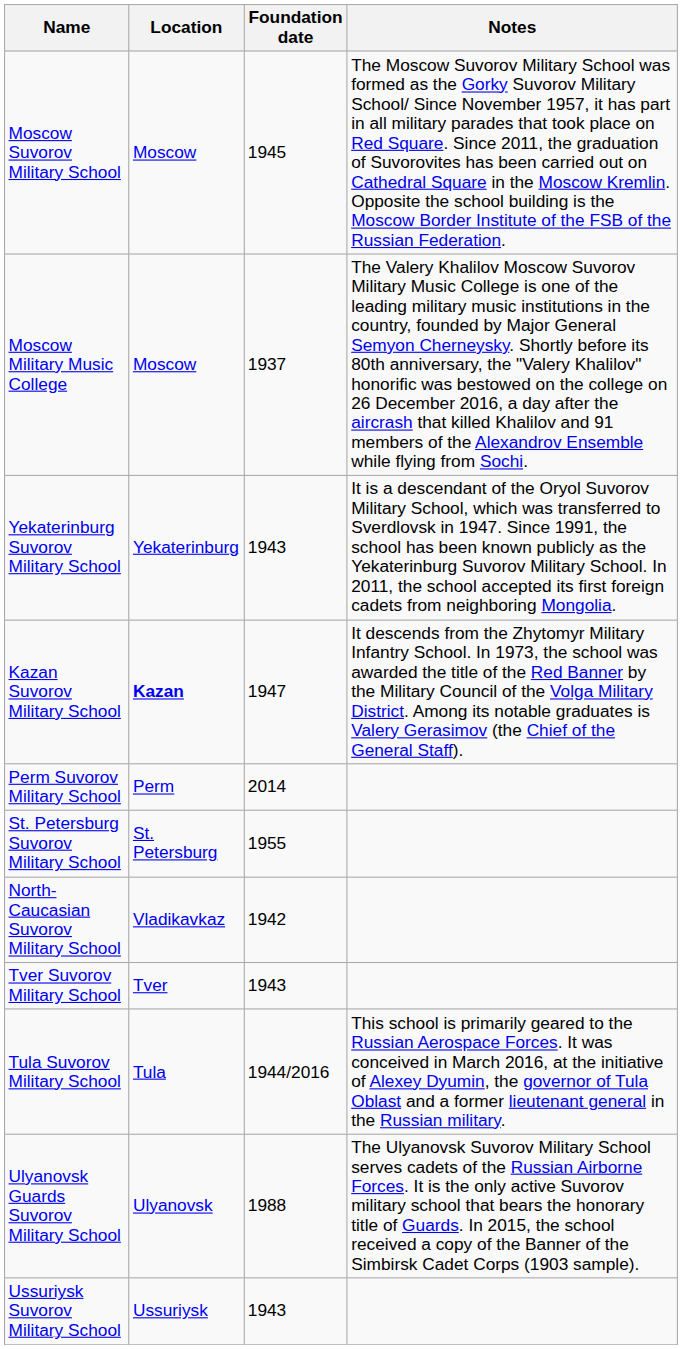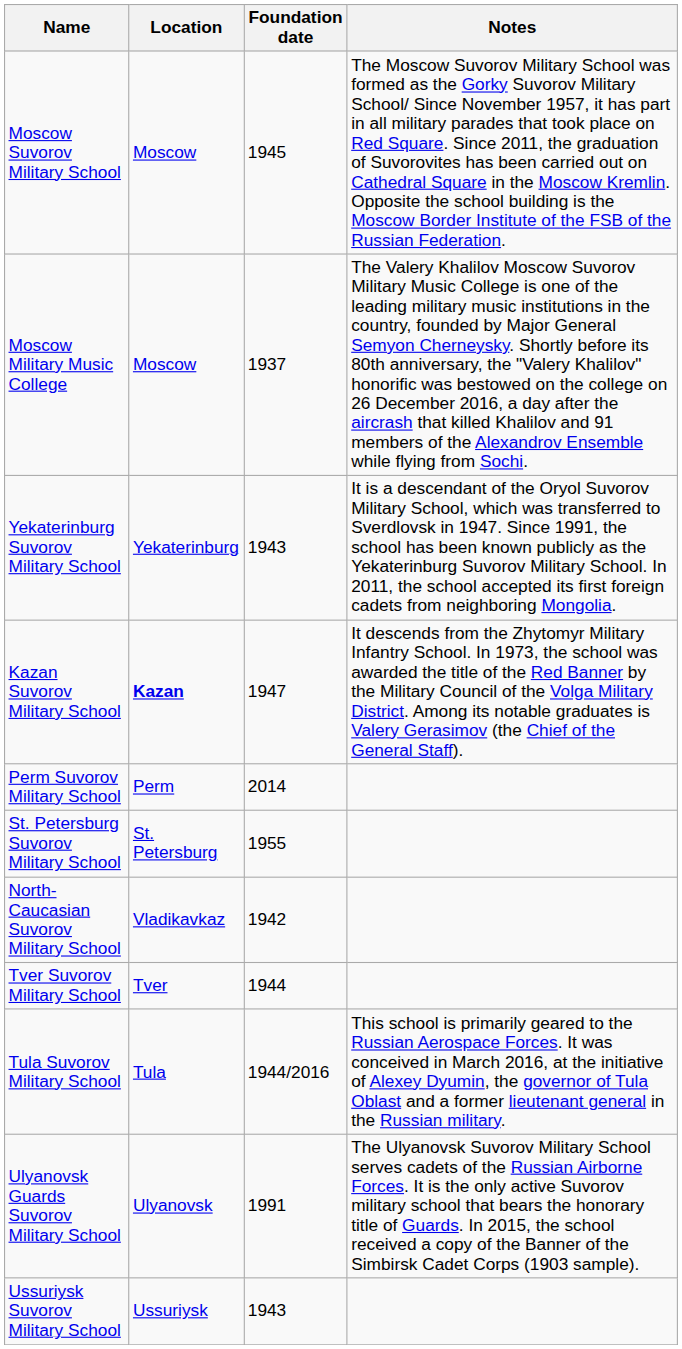(267, 985) 1943 -> (267, 985) 1944
(267, 1205) 1988 -> (267, 1205) 1991
